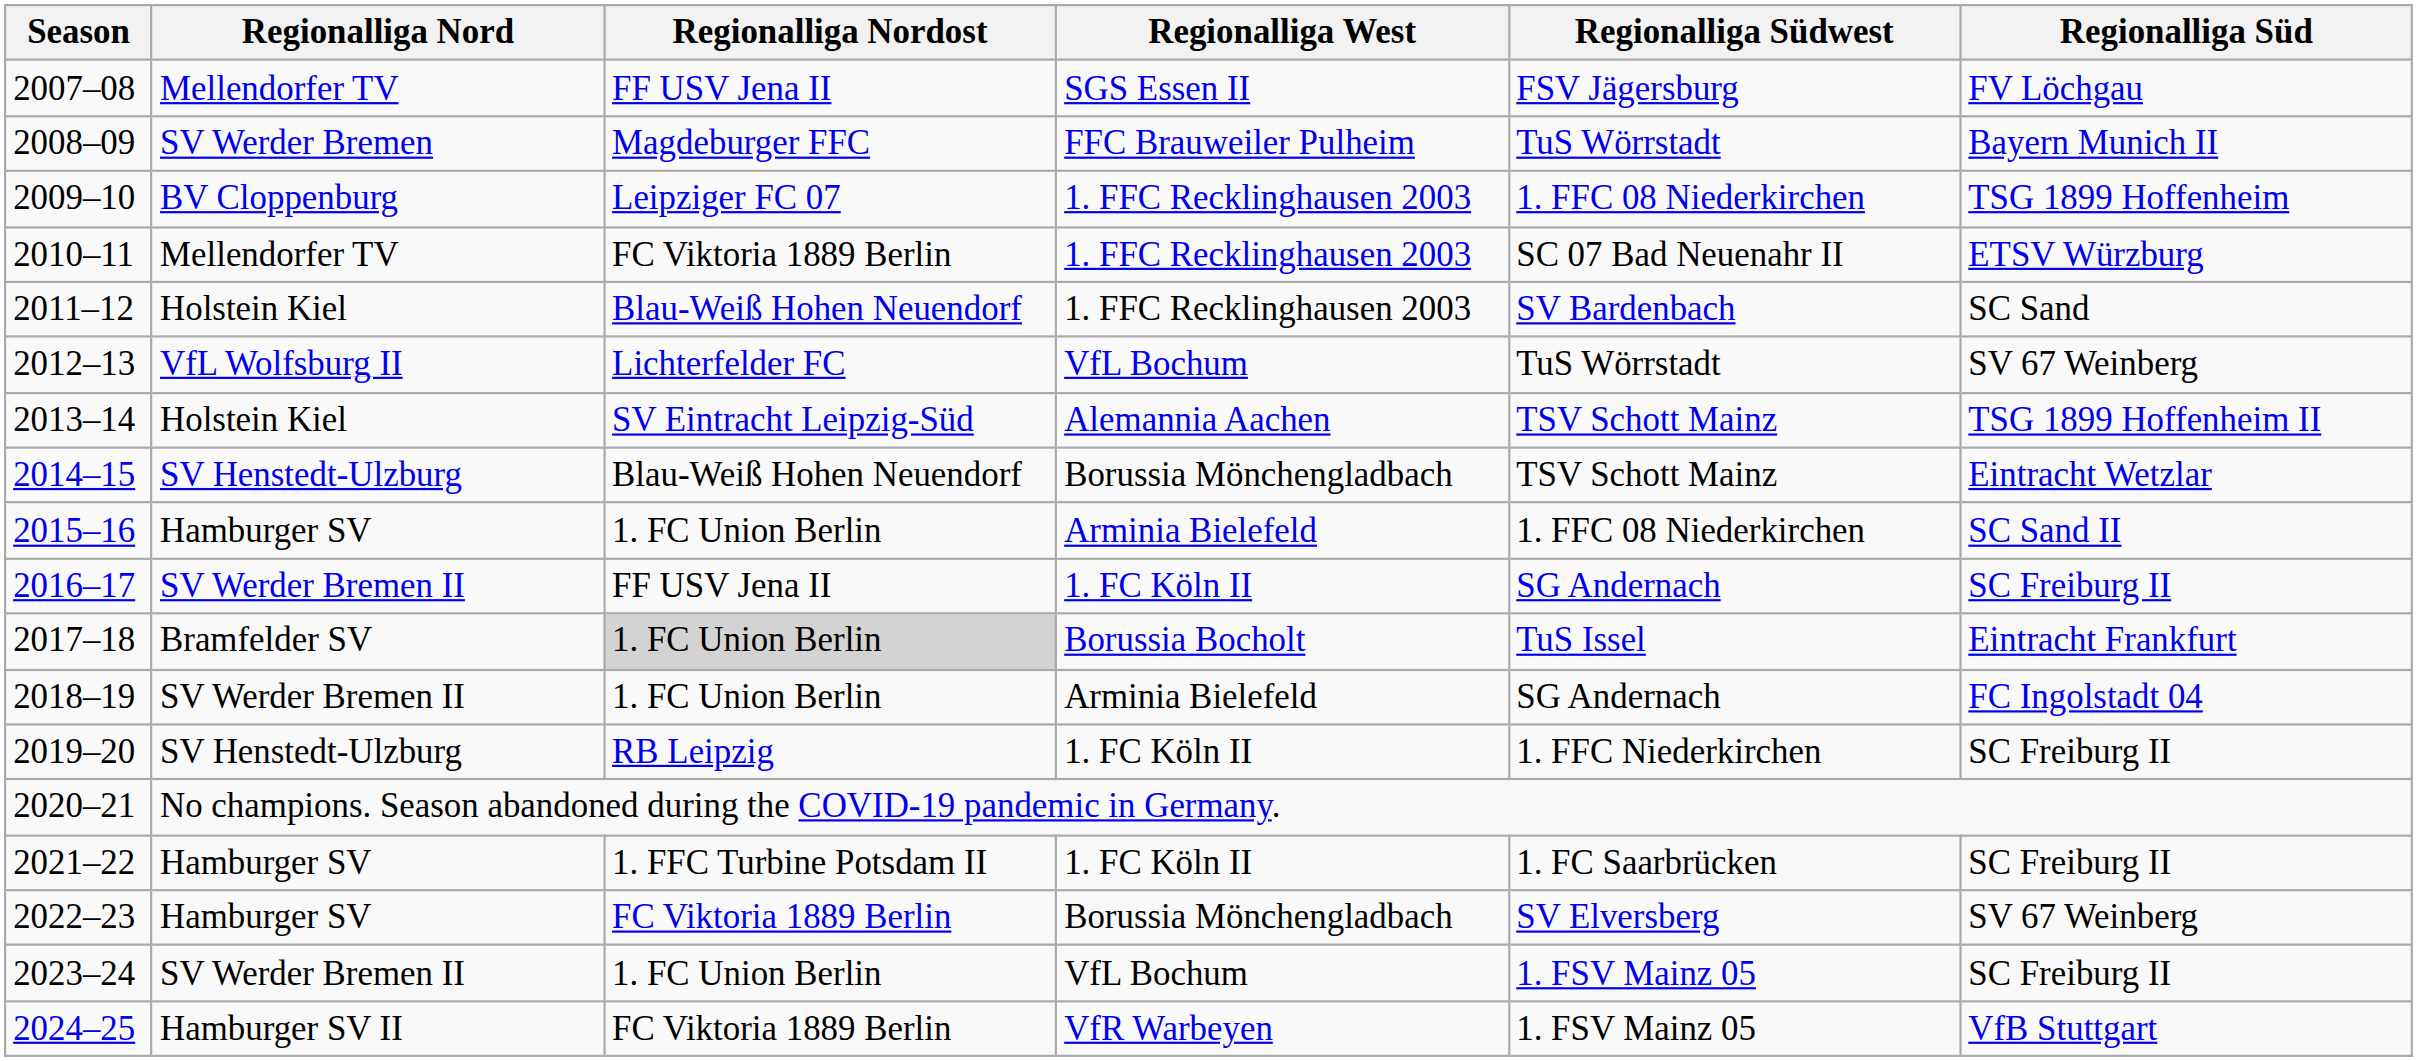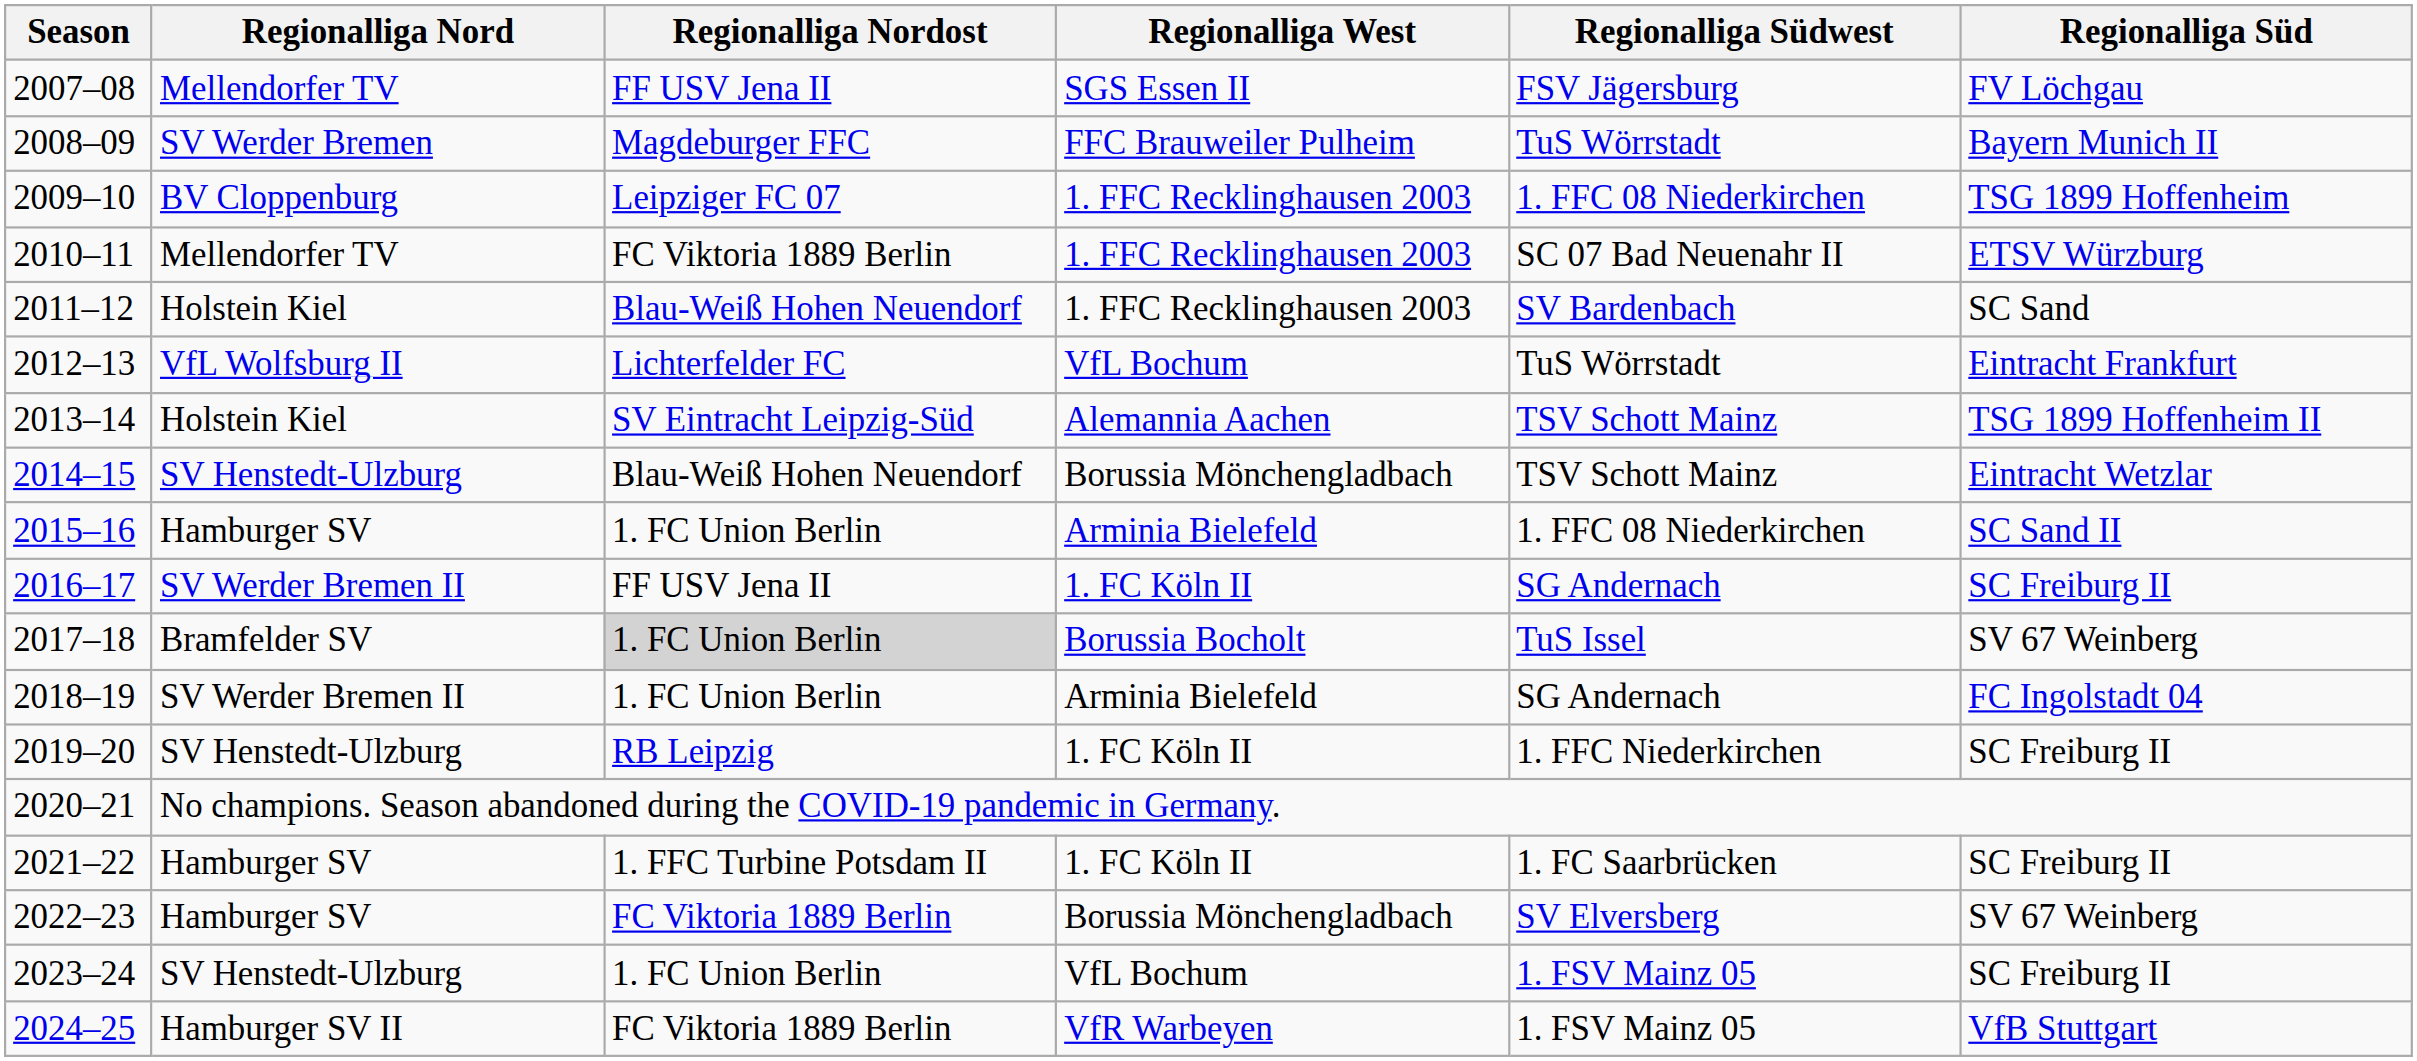(2083, 364) SV 67 Weinberg -> (2102, 364) Eintracht Frankfurt
(2102, 640) Eintracht Frankfurt -> (2083, 640) SV 67 Weinberg
(312, 972) SV Werder Bremen II -> (311, 972) SV Henstedt-Ulzburg
